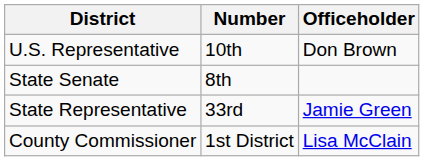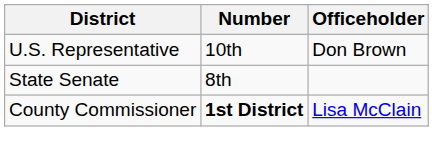- row: (98, 110)
(249, 140) normal -> (254, 110) bold
